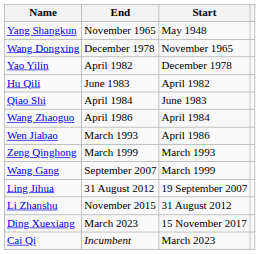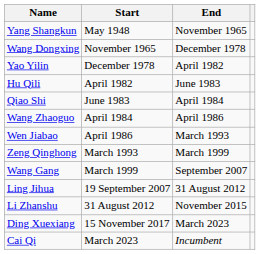columns swapped: (204, 13) <-> (120, 13)
